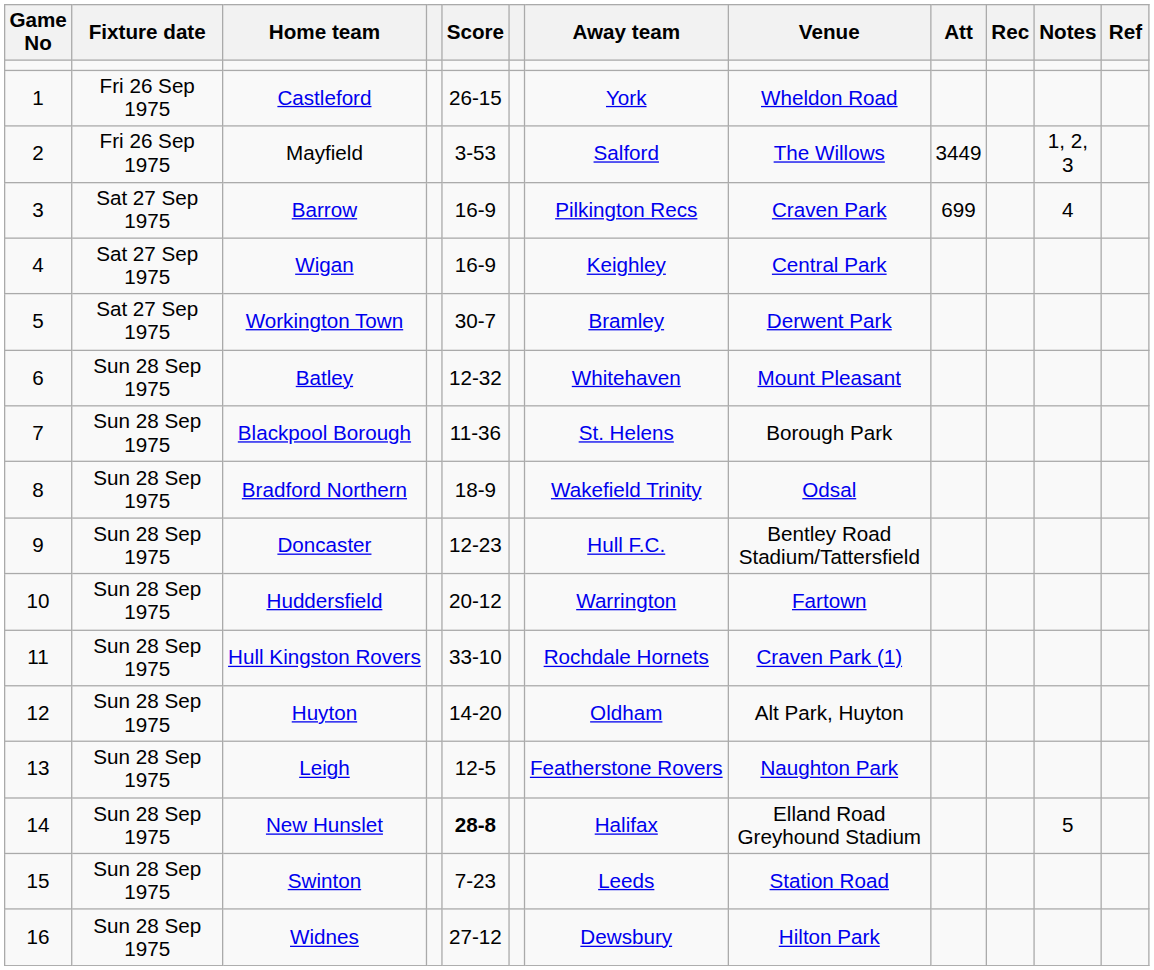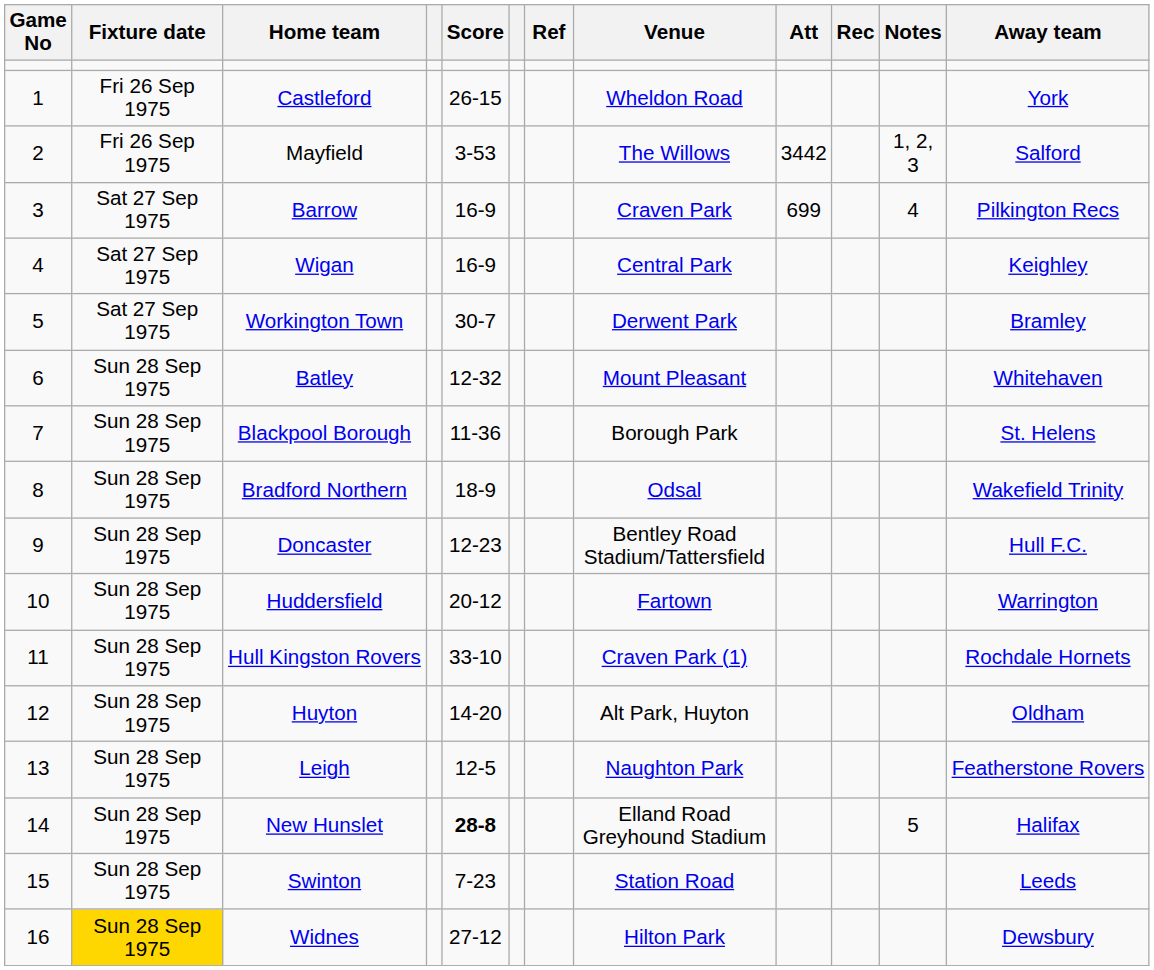columns swapped: (626, 32) <-> (1125, 32)
(958, 153) 3449 -> (804, 153) 3442
(147, 937) no background -> (147, 937) gold background
